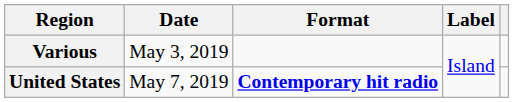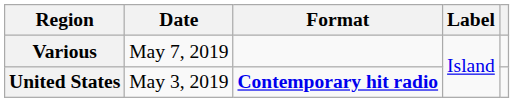(179, 50) May 3, 2019 -> (179, 50) May 7, 2019
(179, 81) May 7, 2019 -> (179, 81) May 3, 2019
